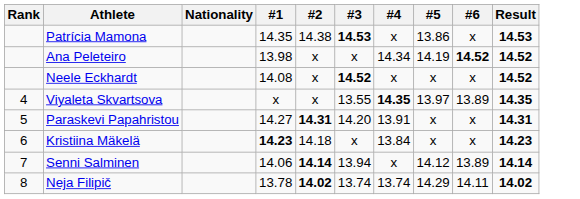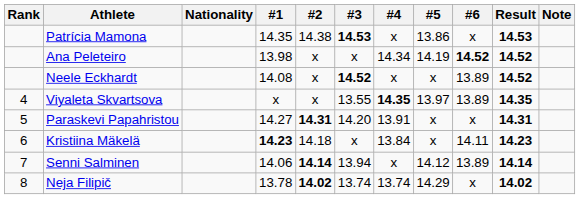+ column: (557, 15)
(472, 78) x -> (473, 78) 13.89
(472, 141) x -> (473, 141) 14.11
(473, 183) 14.11 -> (472, 183) x
